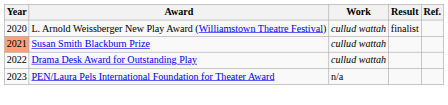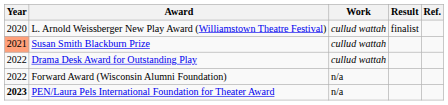+ row: (129, 76)
(17, 76) normal -> (17, 92) bold
